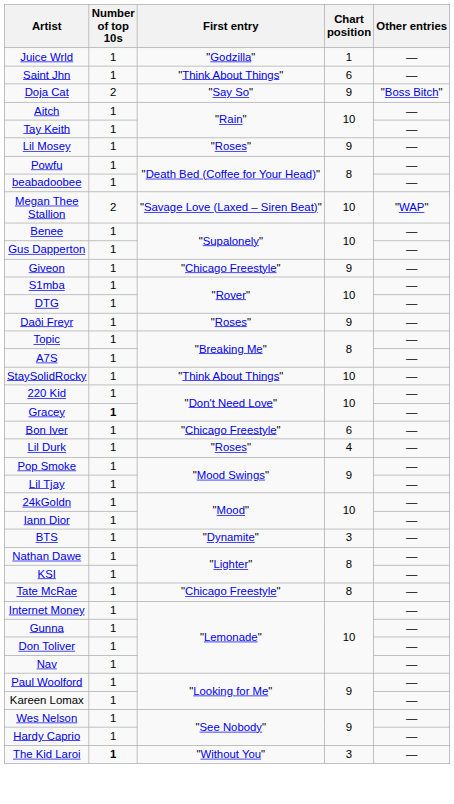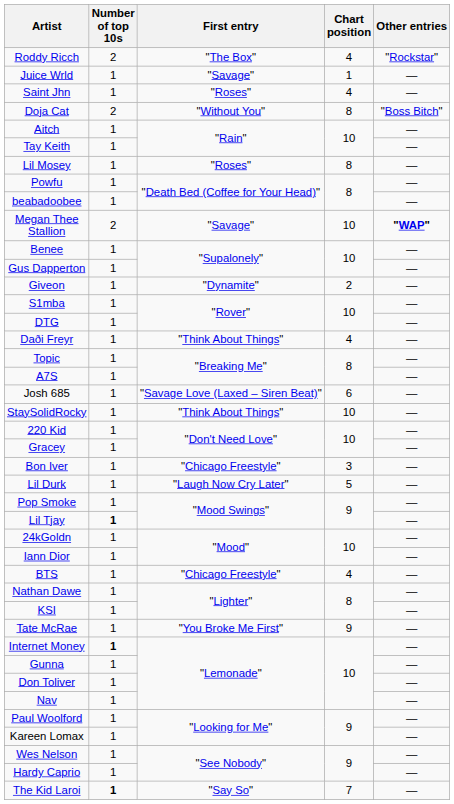+ row: (47, 57)
(231, 57) "Godzilla" -> (231, 75) "Savage"
(231, 75) "Think About Things" -> (231, 93) "Roses"
(349, 75) 6 -> (349, 93) 4
(231, 93) "Say So" -> (231, 111) "Without You"
(349, 93) 9 -> (349, 111) 8
(349, 147) 9 -> (349, 165) 8
(231, 207) "Savage Love (Laxed – Siren Beat)" -> (231, 225) "Savage"
(412, 207) normal -> (412, 225) bold
(231, 268) "Chicago Freestyle" -> (231, 286) "Dynamite"
(349, 268) 9 -> (349, 286) 2
(231, 322) "Roses" -> (231, 340) "Think About Things"
(349, 322) 9 -> (349, 340) 4
+ row: (47, 394)
(113, 412) bold -> (113, 448) normal
(349, 430) 6 -> (349, 466) 3
(231, 448) "Roses" -> (231, 484) "Laugh Now Cry Later"
(349, 448) 4 -> (349, 484) 5
(113, 484) normal -> (113, 520) bold
(231, 538) "Dynamite" -> (231, 574) "Chicago Freestyle"
(349, 538) 3 -> (349, 574) 4
(231, 592) "Chicago Freestyle" -> (231, 628) "You Broke Me First"
(349, 592) 8 -> (349, 628) 9
(113, 610) normal -> (113, 646) bold
(231, 754) "Without You" -> (231, 790) "Say So"
(349, 754) 3 -> (349, 790) 7
